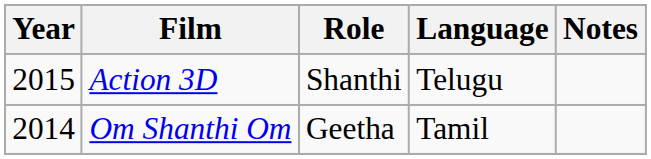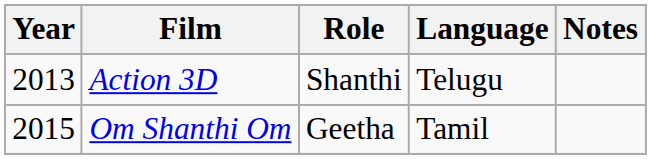(44, 79) 2015 -> (44, 79) 2013
(44, 128) 2014 -> (44, 128) 2015
